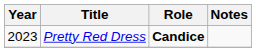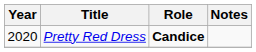(22, 36) 2023 -> (22, 36) 2020
